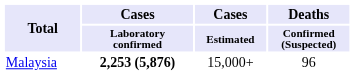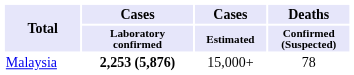(309, 62) 96 -> (309, 62) 78
